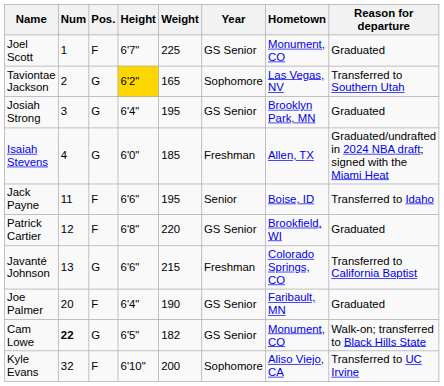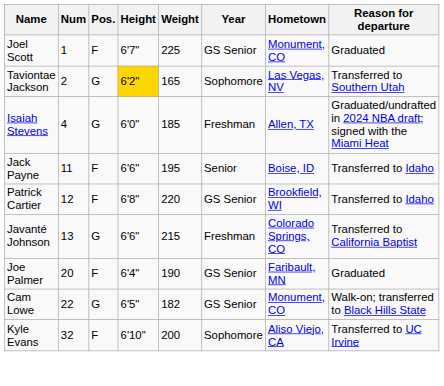- row: (24, 112)
(358, 230) Graduated -> (383, 199) Transferred to Idaho
(67, 335) bold -> (67, 304) normal
